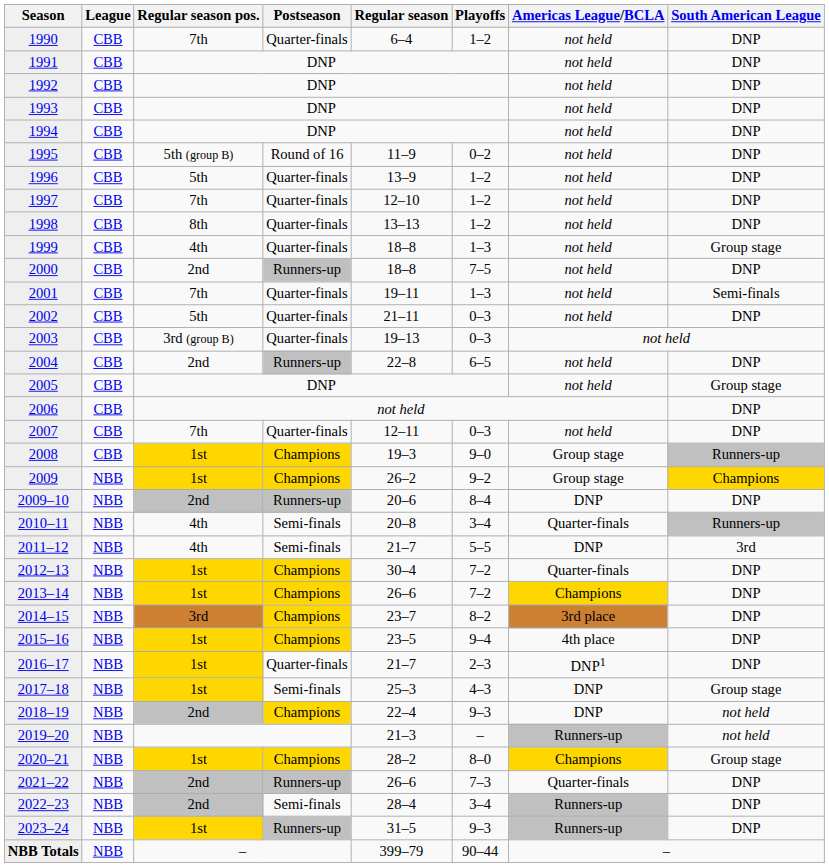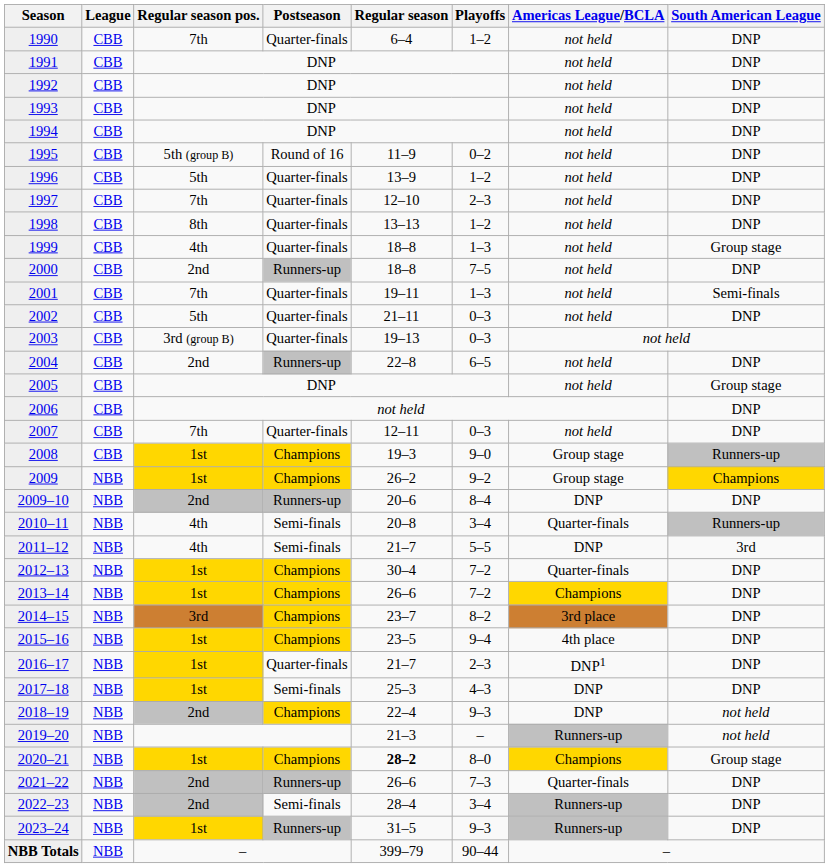(480, 200) 1–2 -> (480, 200) 2–3
(746, 689) Group stage -> (746, 689) DNP
(401, 758) normal -> (401, 758) bold
